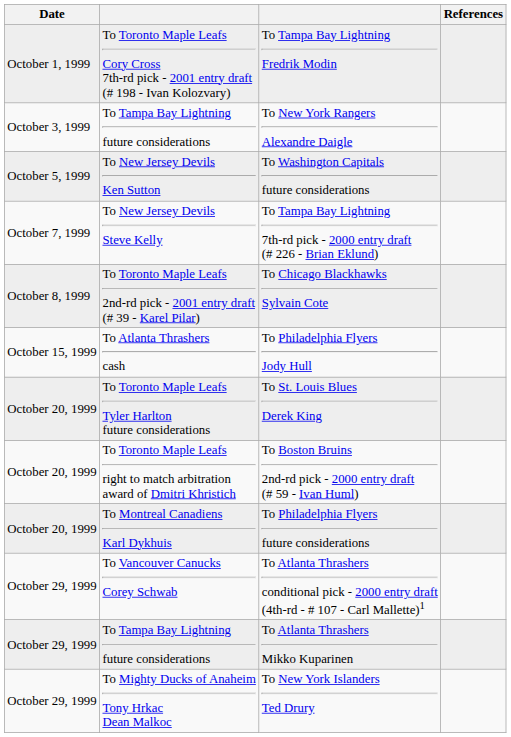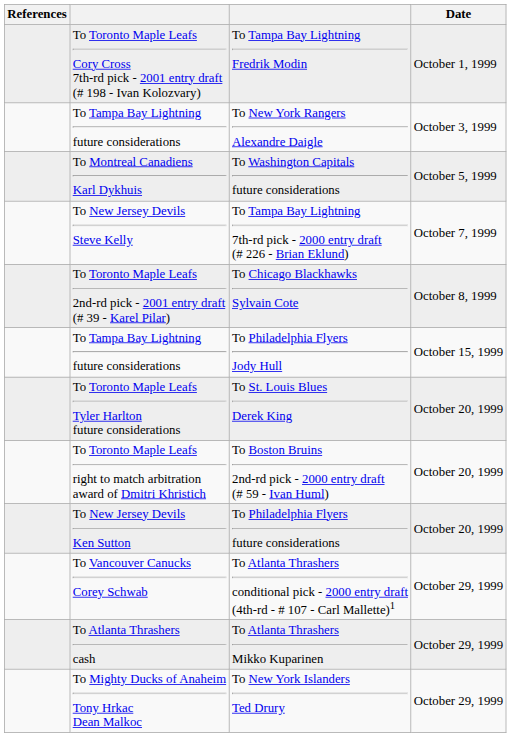columns swapped: (52, 14) <-> (473, 14)
(179, 176) To New Jersey Devils Ken Sutton -> (149, 176) To Montreal Canadiens Karl Dykhuis
(179, 352) To Atlanta Thrashers cash -> (149, 352) To Tampa Bay Lightning future considerations
(179, 528) To Montreal Canadiens Karl Dykhuis -> (149, 528) To New Jersey Devils Ken Sutton
(179, 644) To Tampa Bay Lightning future considerations -> (149, 644) To Atlanta Thrashers cash
